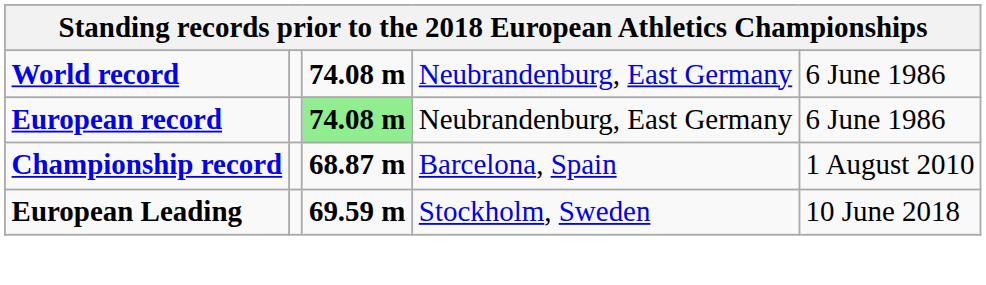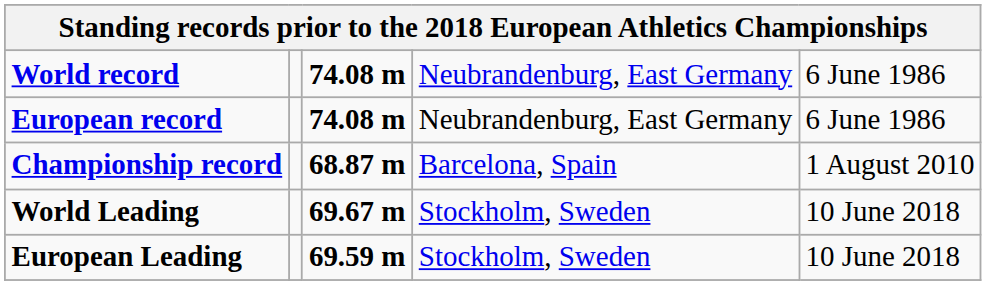(357, 119) lightgreen background -> (357, 119) no background
+ row: (105, 211)
